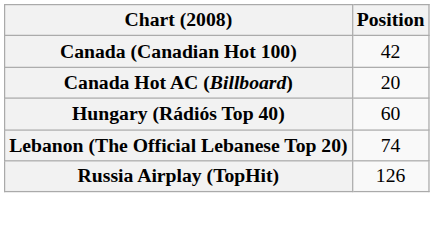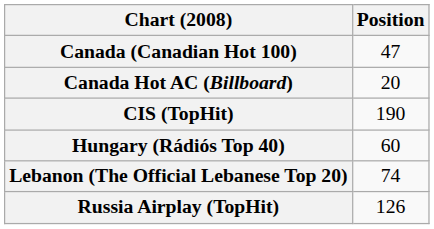(391, 51) 42 -> (391, 51) 47
+ row: (178, 113)
